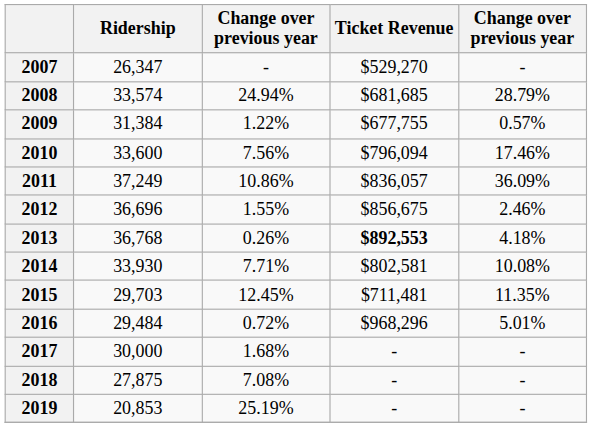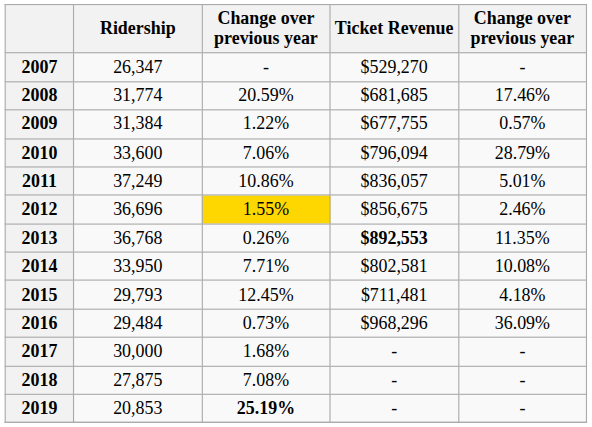(138, 95) 33,574 -> (138, 95) 31,774
(266, 95) 24.94% -> (266, 95) 20.59%
(522, 95) 28.79% -> (522, 95) 17.46%
(266, 152) 7.56% -> (266, 152) 7.06%
(522, 152) 17.46% -> (522, 152) 28.79%
(522, 180) 36.09% -> (522, 180) 5.01%
(266, 209) no background -> (266, 209) gold background
(522, 237) 4.18% -> (522, 237) 11.35%
(138, 266) 33,930 -> (138, 266) 33,950
(138, 294) 29,703 -> (138, 294) 29,793
(522, 294) 11.35% -> (522, 294) 4.18%
(266, 323) 0.72% -> (266, 323) 0.73%
(522, 323) 5.01% -> (522, 323) 36.09%
(266, 408) normal -> (266, 408) bold
